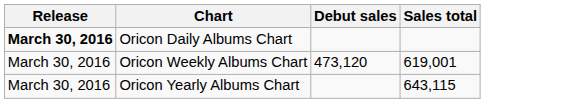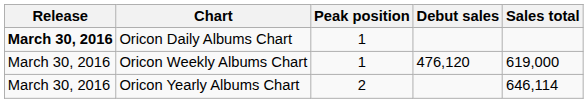+ column: (362, 16)
(341, 62) 473,120 -> (443, 62) 476,120
(430, 62) 619,001 -> (533, 62) 619,000
(430, 86) 643,115 -> (532, 86) 646,114
